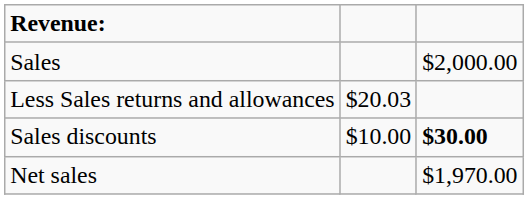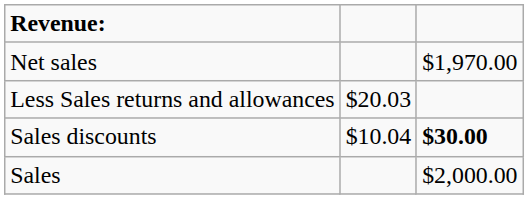rows swapped: (35, 61) <-> (54, 174)
(378, 136) $10.00 -> (378, 136) $10.04
